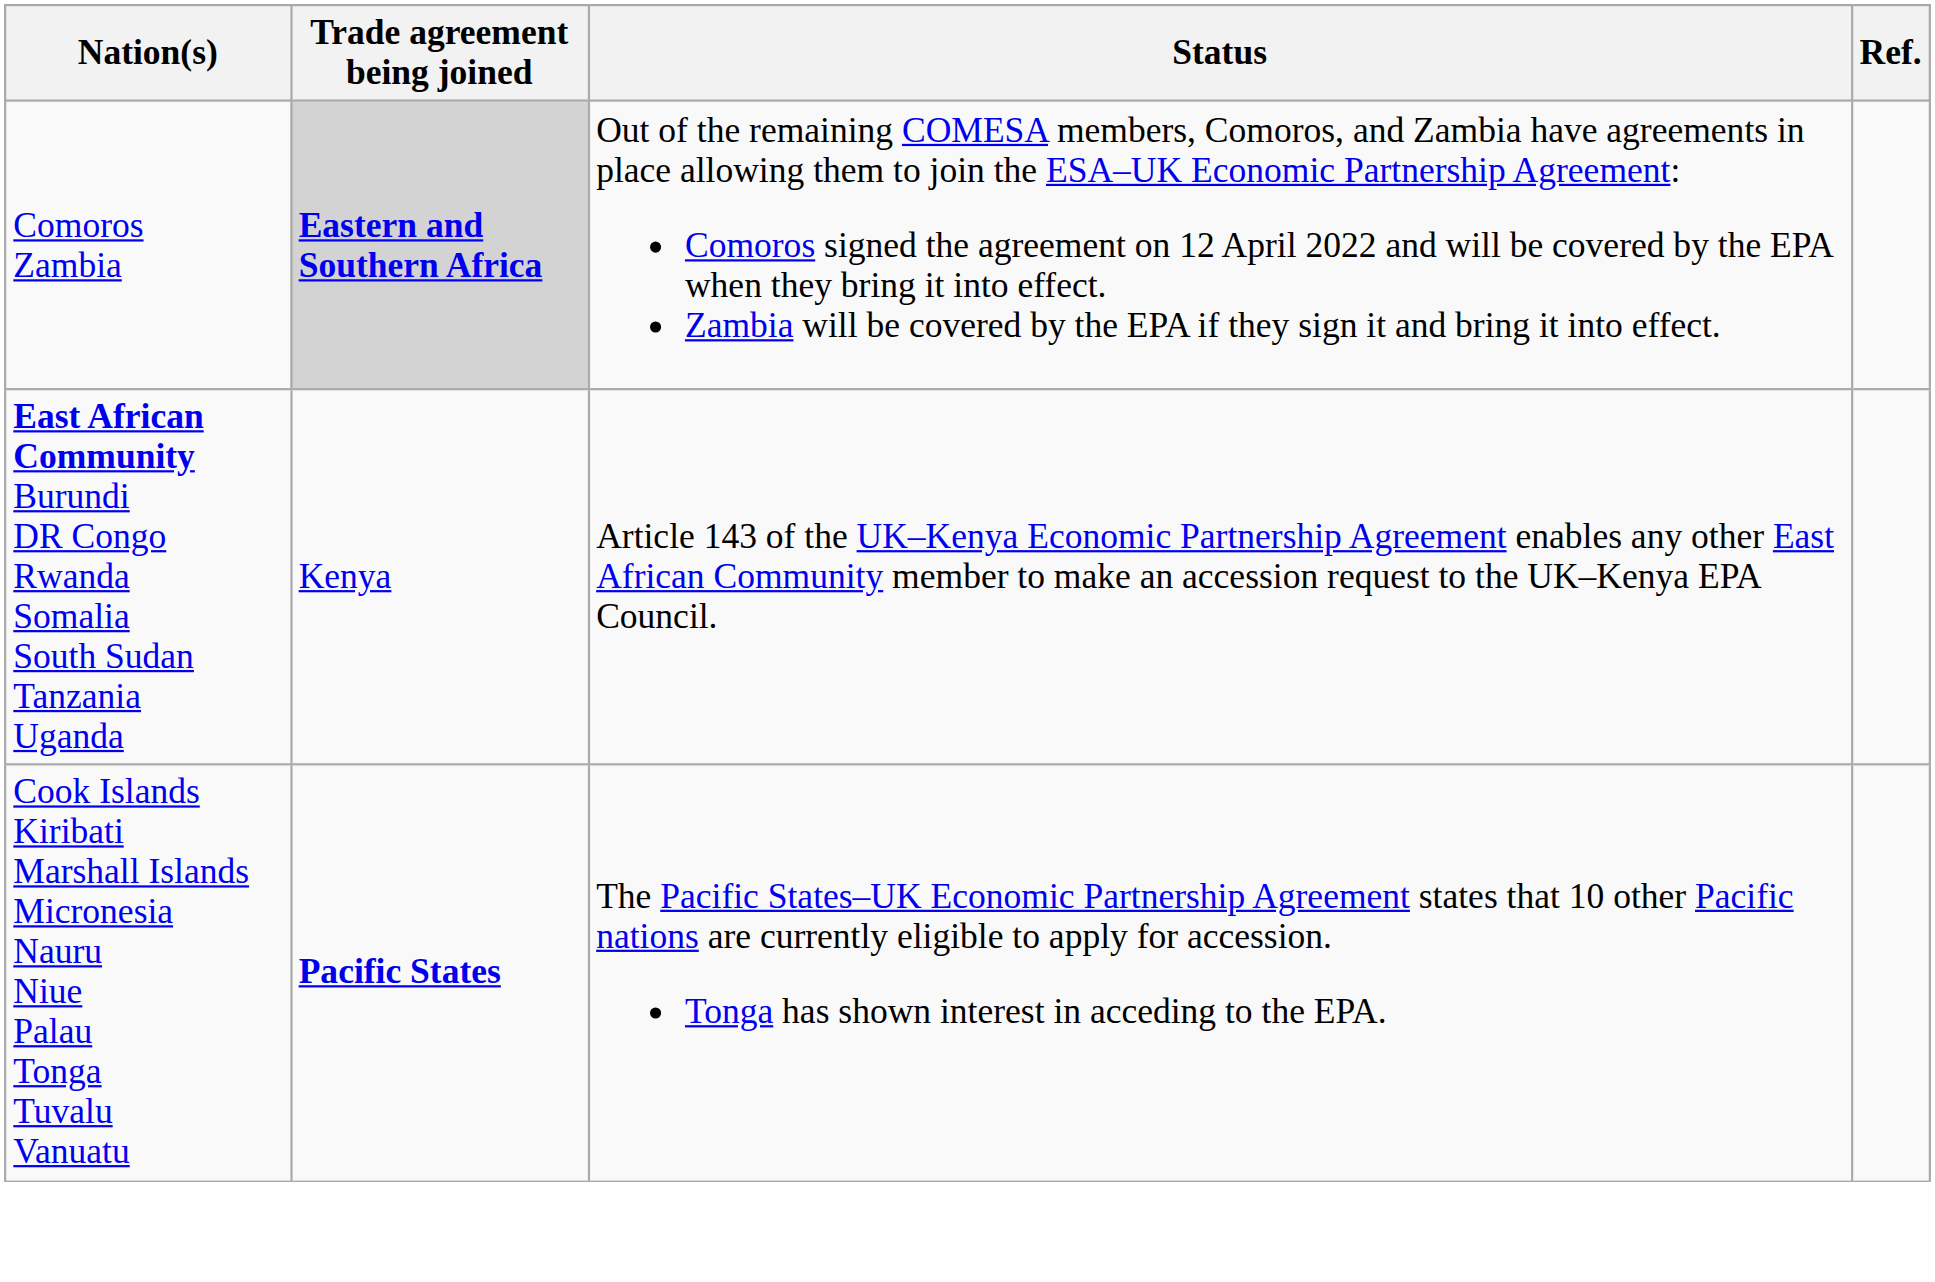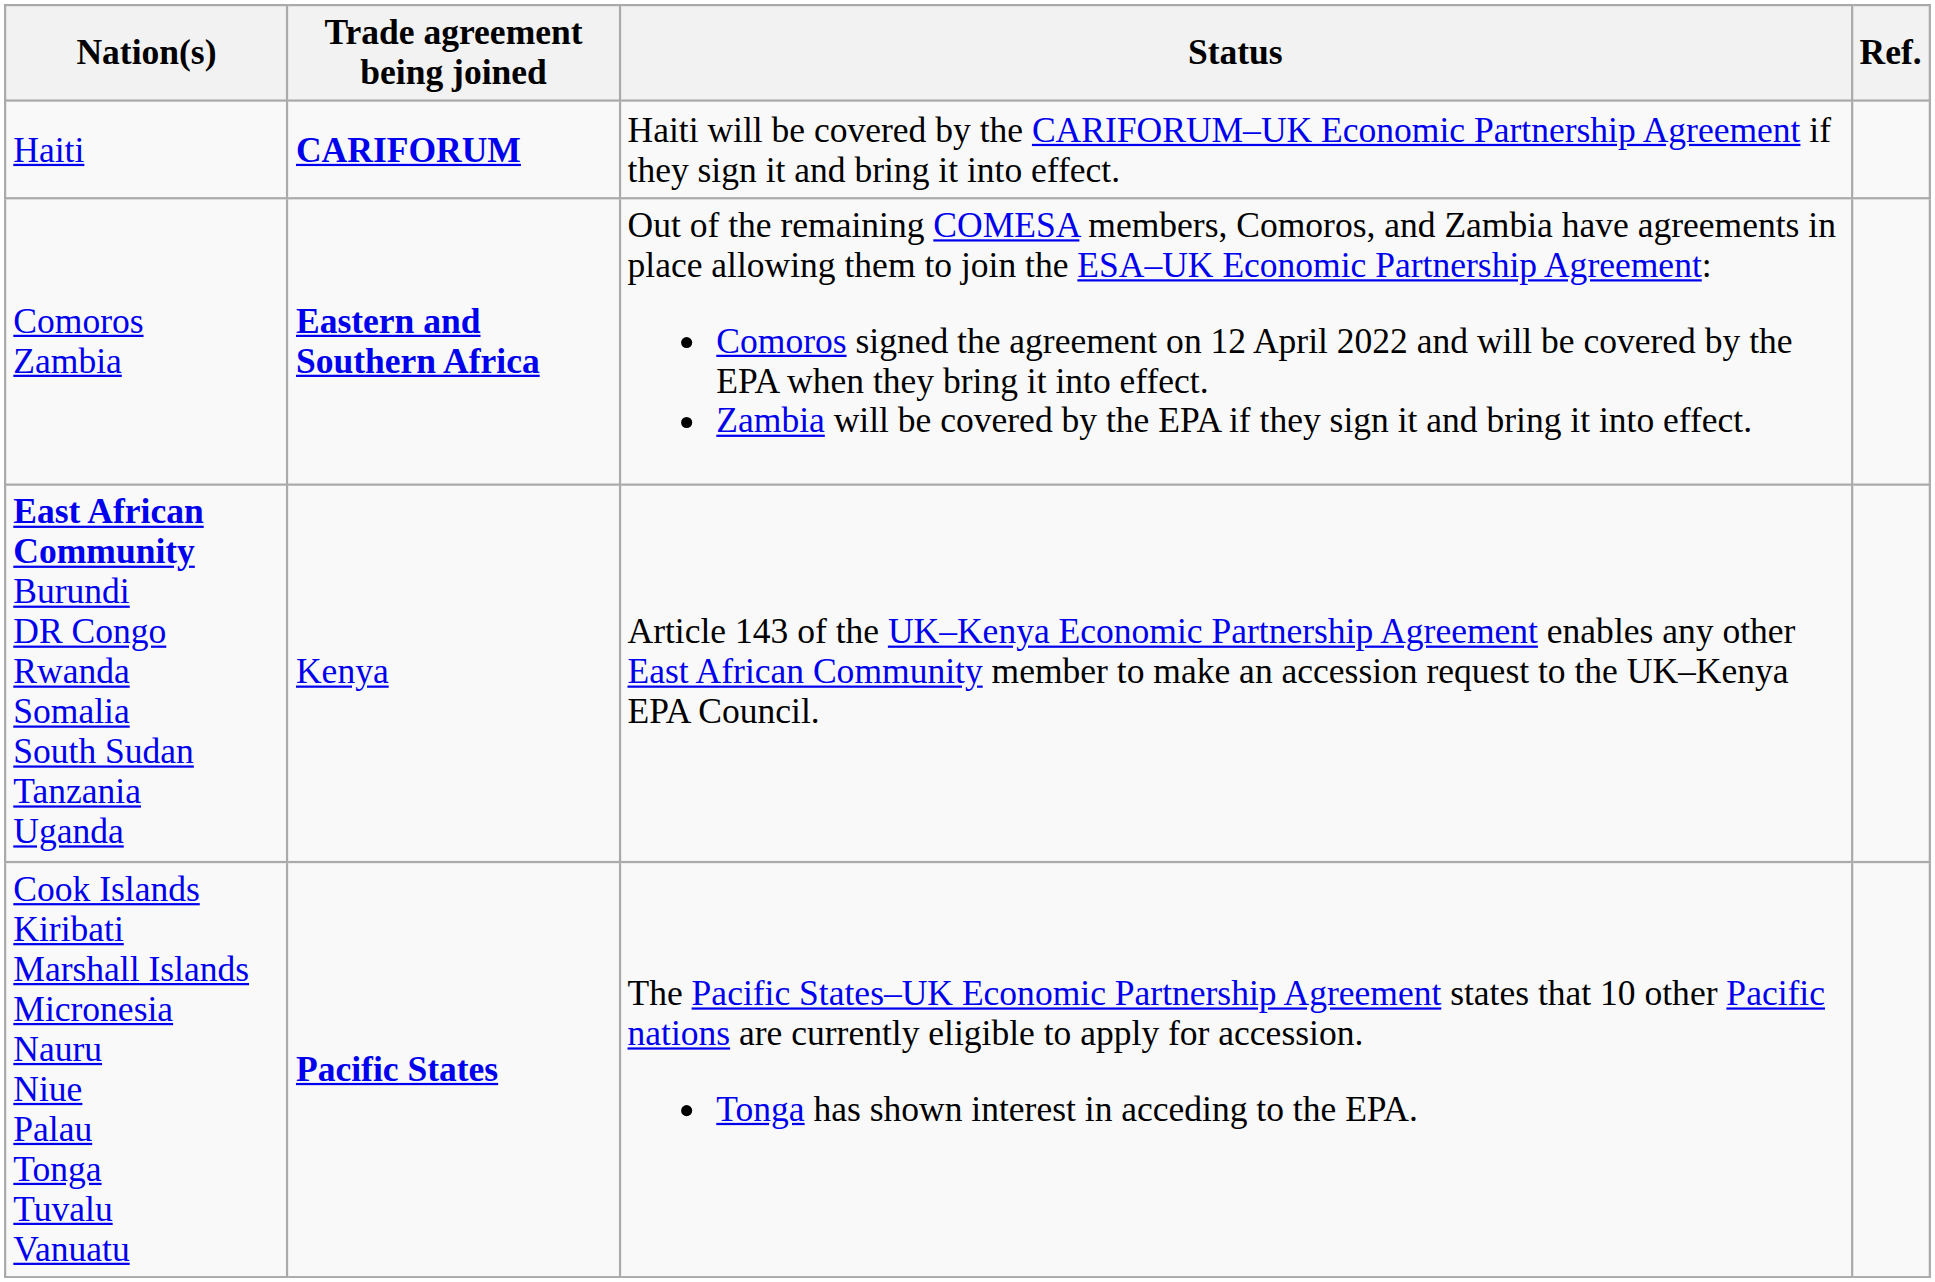+ row: (49, 148)
(421, 244) lightgrey background -> (418, 340) no background
